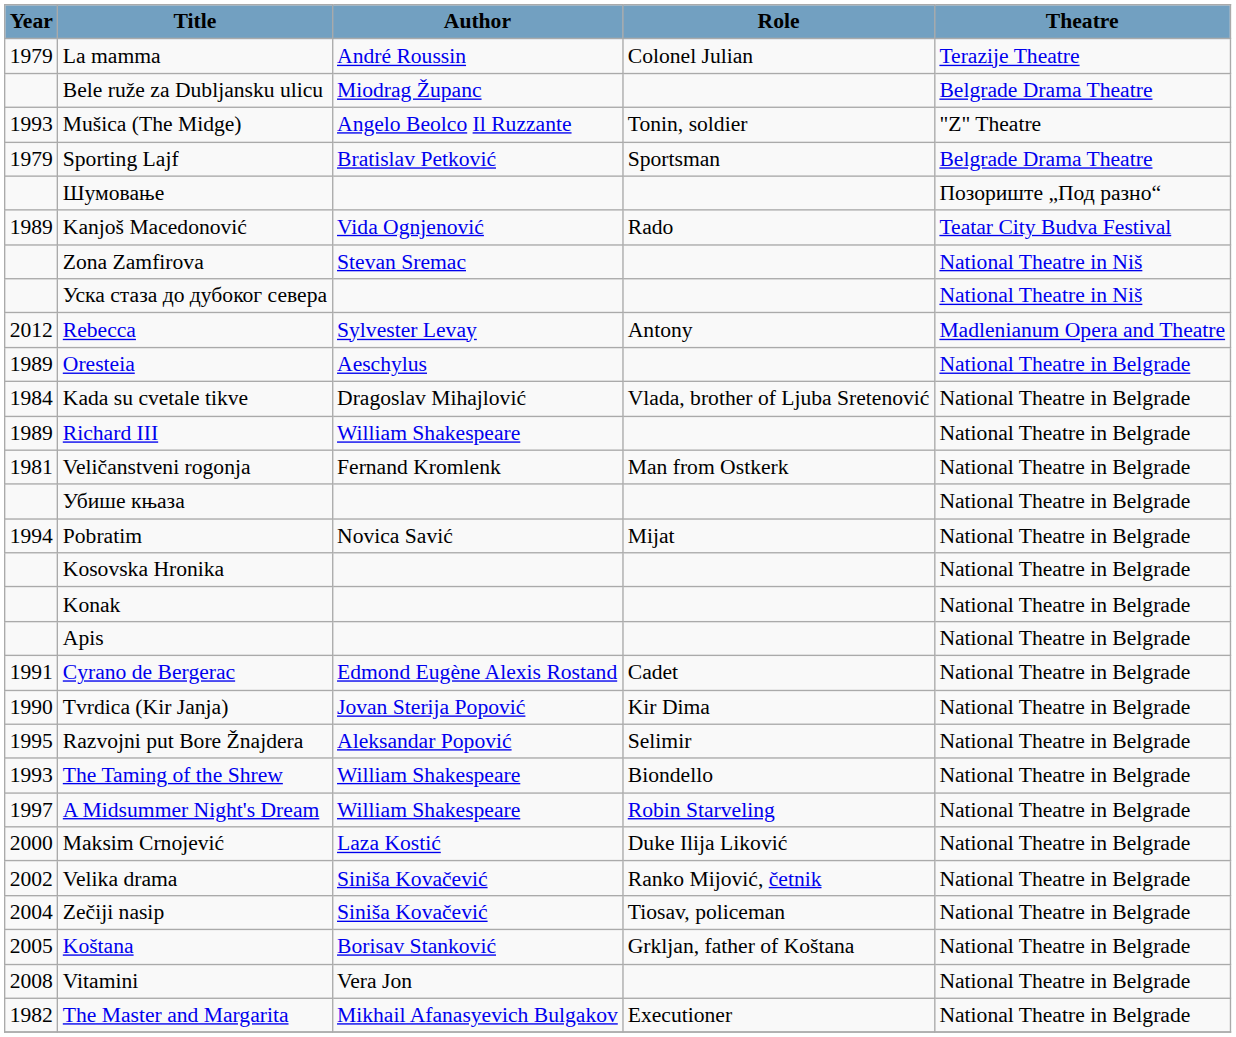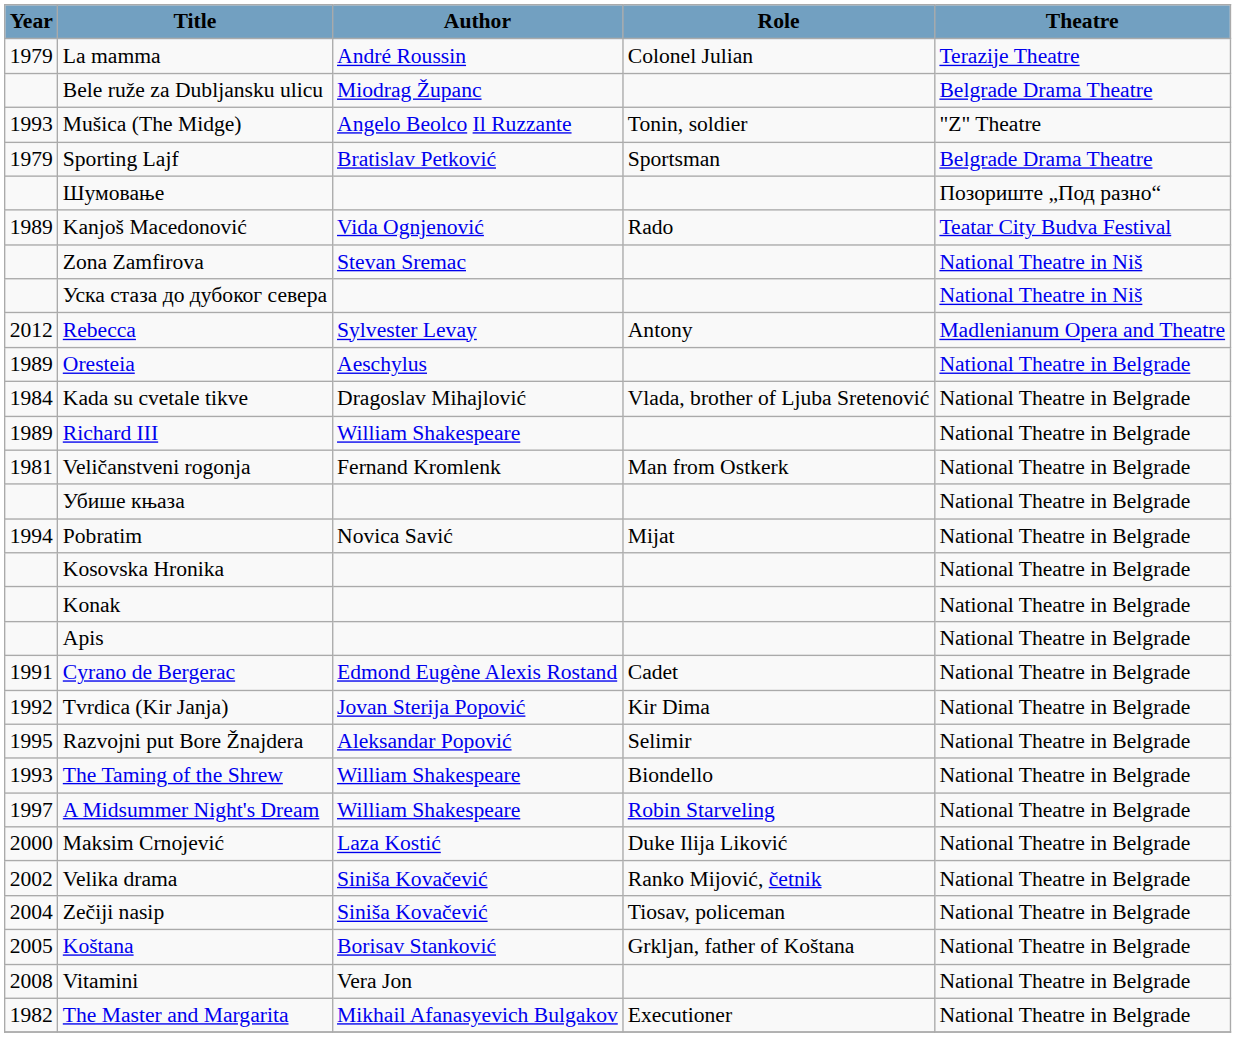(31, 706) 1990 -> (31, 706) 1992
